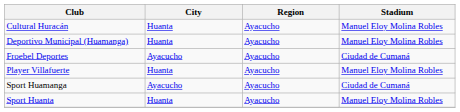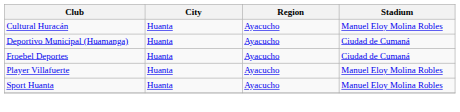(392, 41) Manuel Eloy Molina Robles -> (376, 41) Ciudad de Cumaná
(165, 56) Ayacucho -> (160, 56) Huanta
- row: (37, 85)
